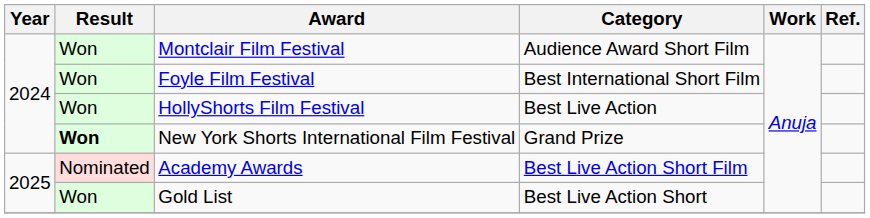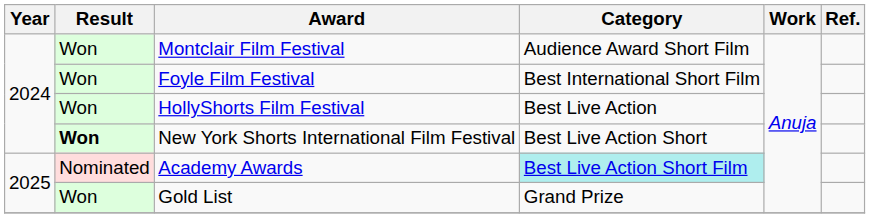(574, 138) Grand Prize -> (615, 138) Best Live Action Short
(636, 167) no background -> (636, 167) paleturquoise background
(615, 197) Best Live Action Short -> (574, 197) Grand Prize
